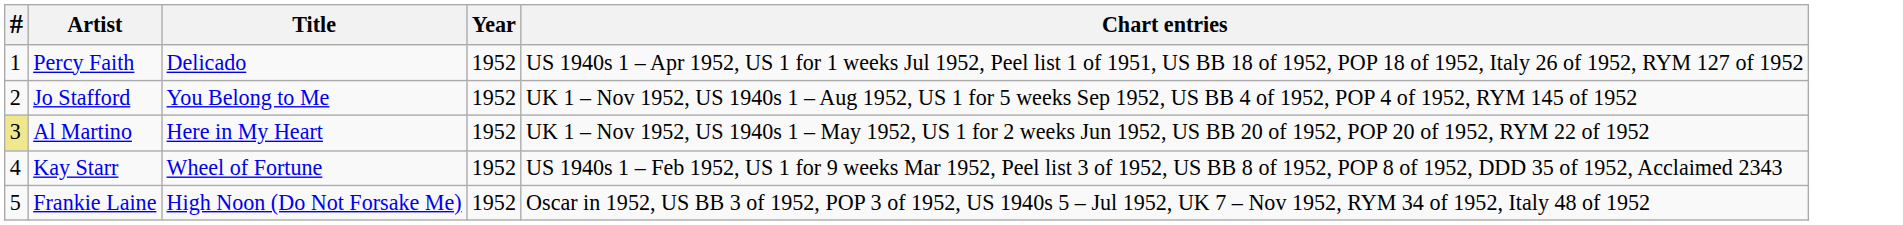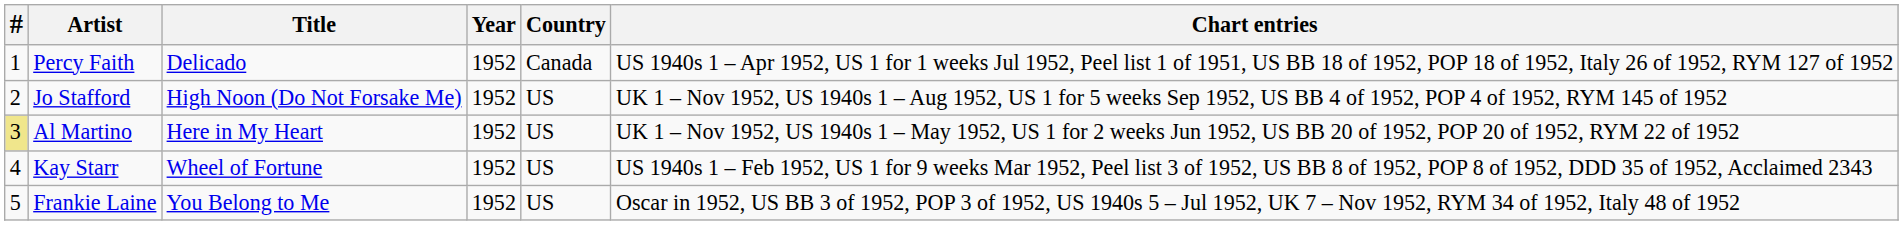+ column: (566, 24)
(248, 97) You Belong to Me -> (314, 97) High Noon (Do Not Forsake Me)
(314, 202) High Noon (Do Not Forsake Me) -> (248, 202) You Belong to Me
